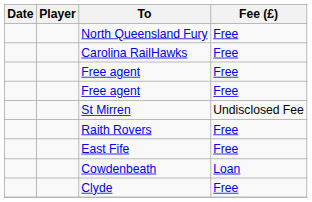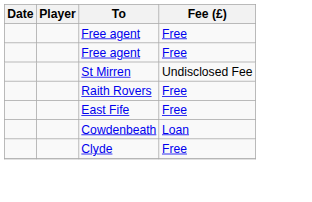- row: (145, 33)
- row: (134, 53)
